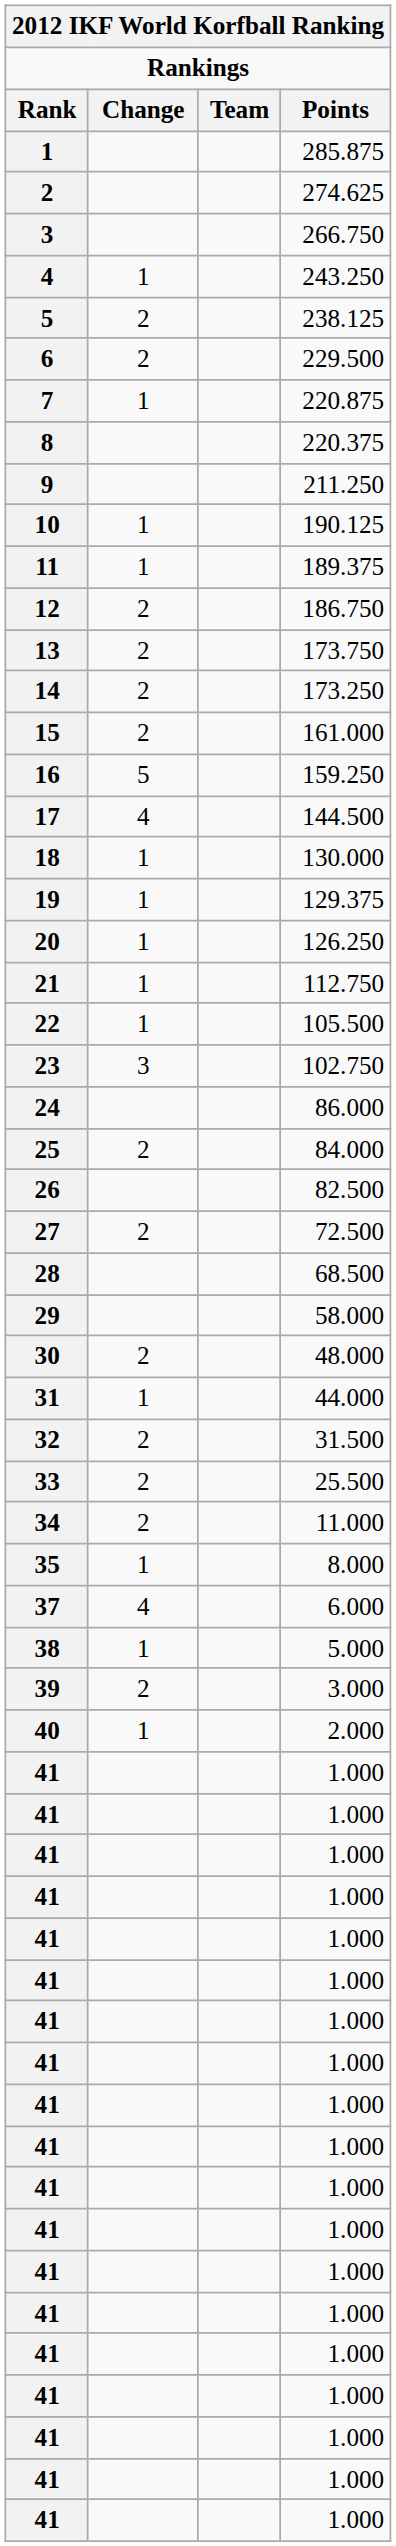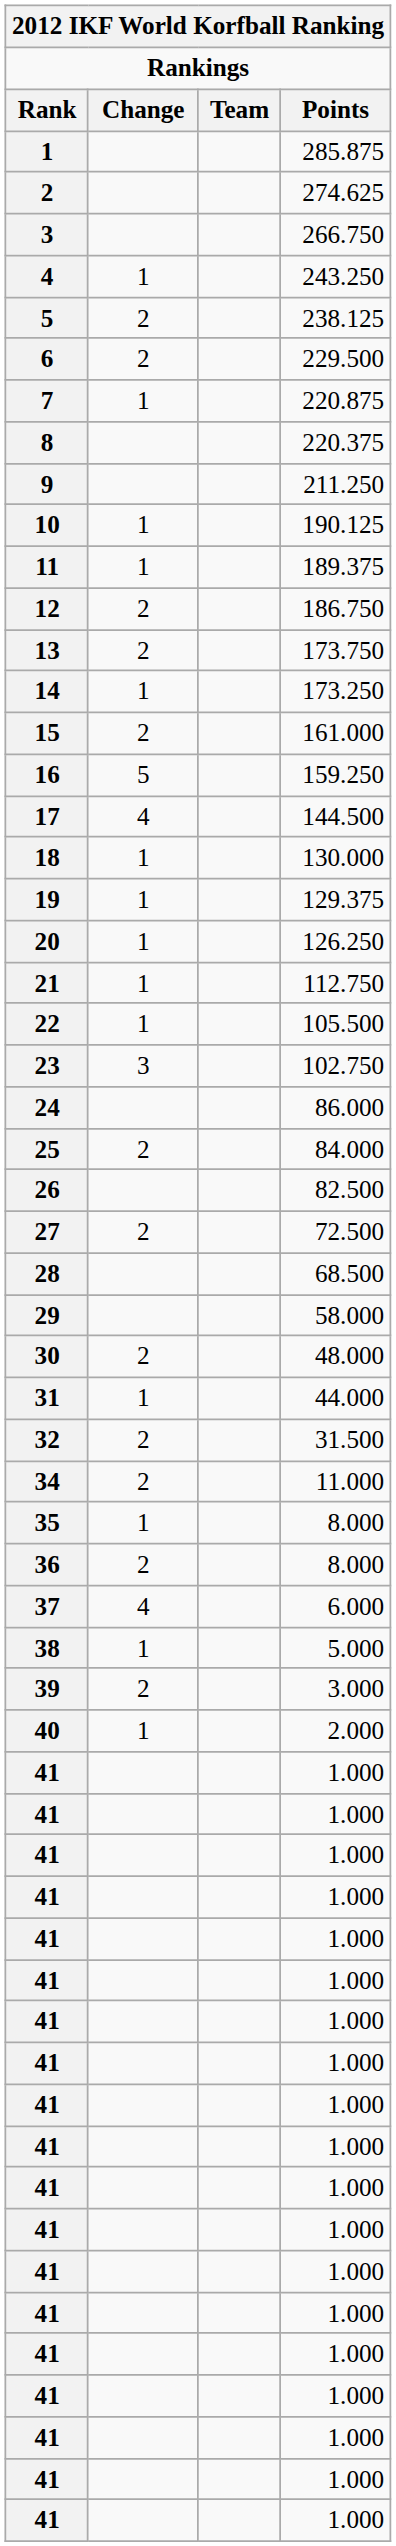(143, 691) 2 -> (143, 691) 1
- row: (47, 1481)
+ row: (47, 1564)
